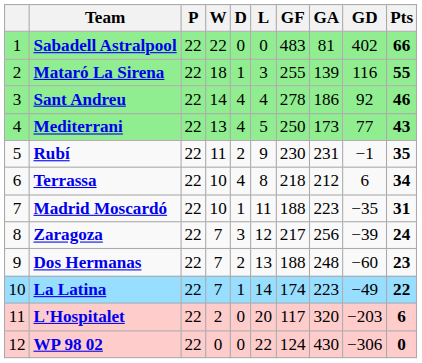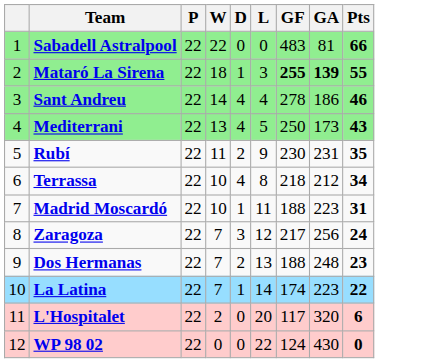- column: (365, 18)
(293, 72) normal -> (293, 72) bold
(326, 72) normal -> (326, 72) bold
